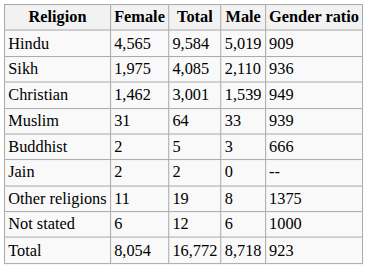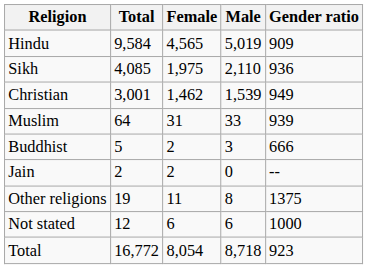columns swapped: (195, 17) <-> (140, 17)
